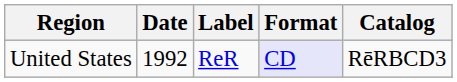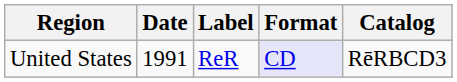(165, 58) 1992 -> (165, 58) 1991
